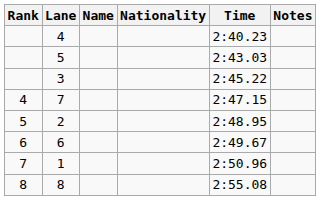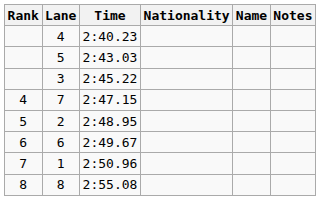columns swapped: (98, 15) <-> (240, 15)
